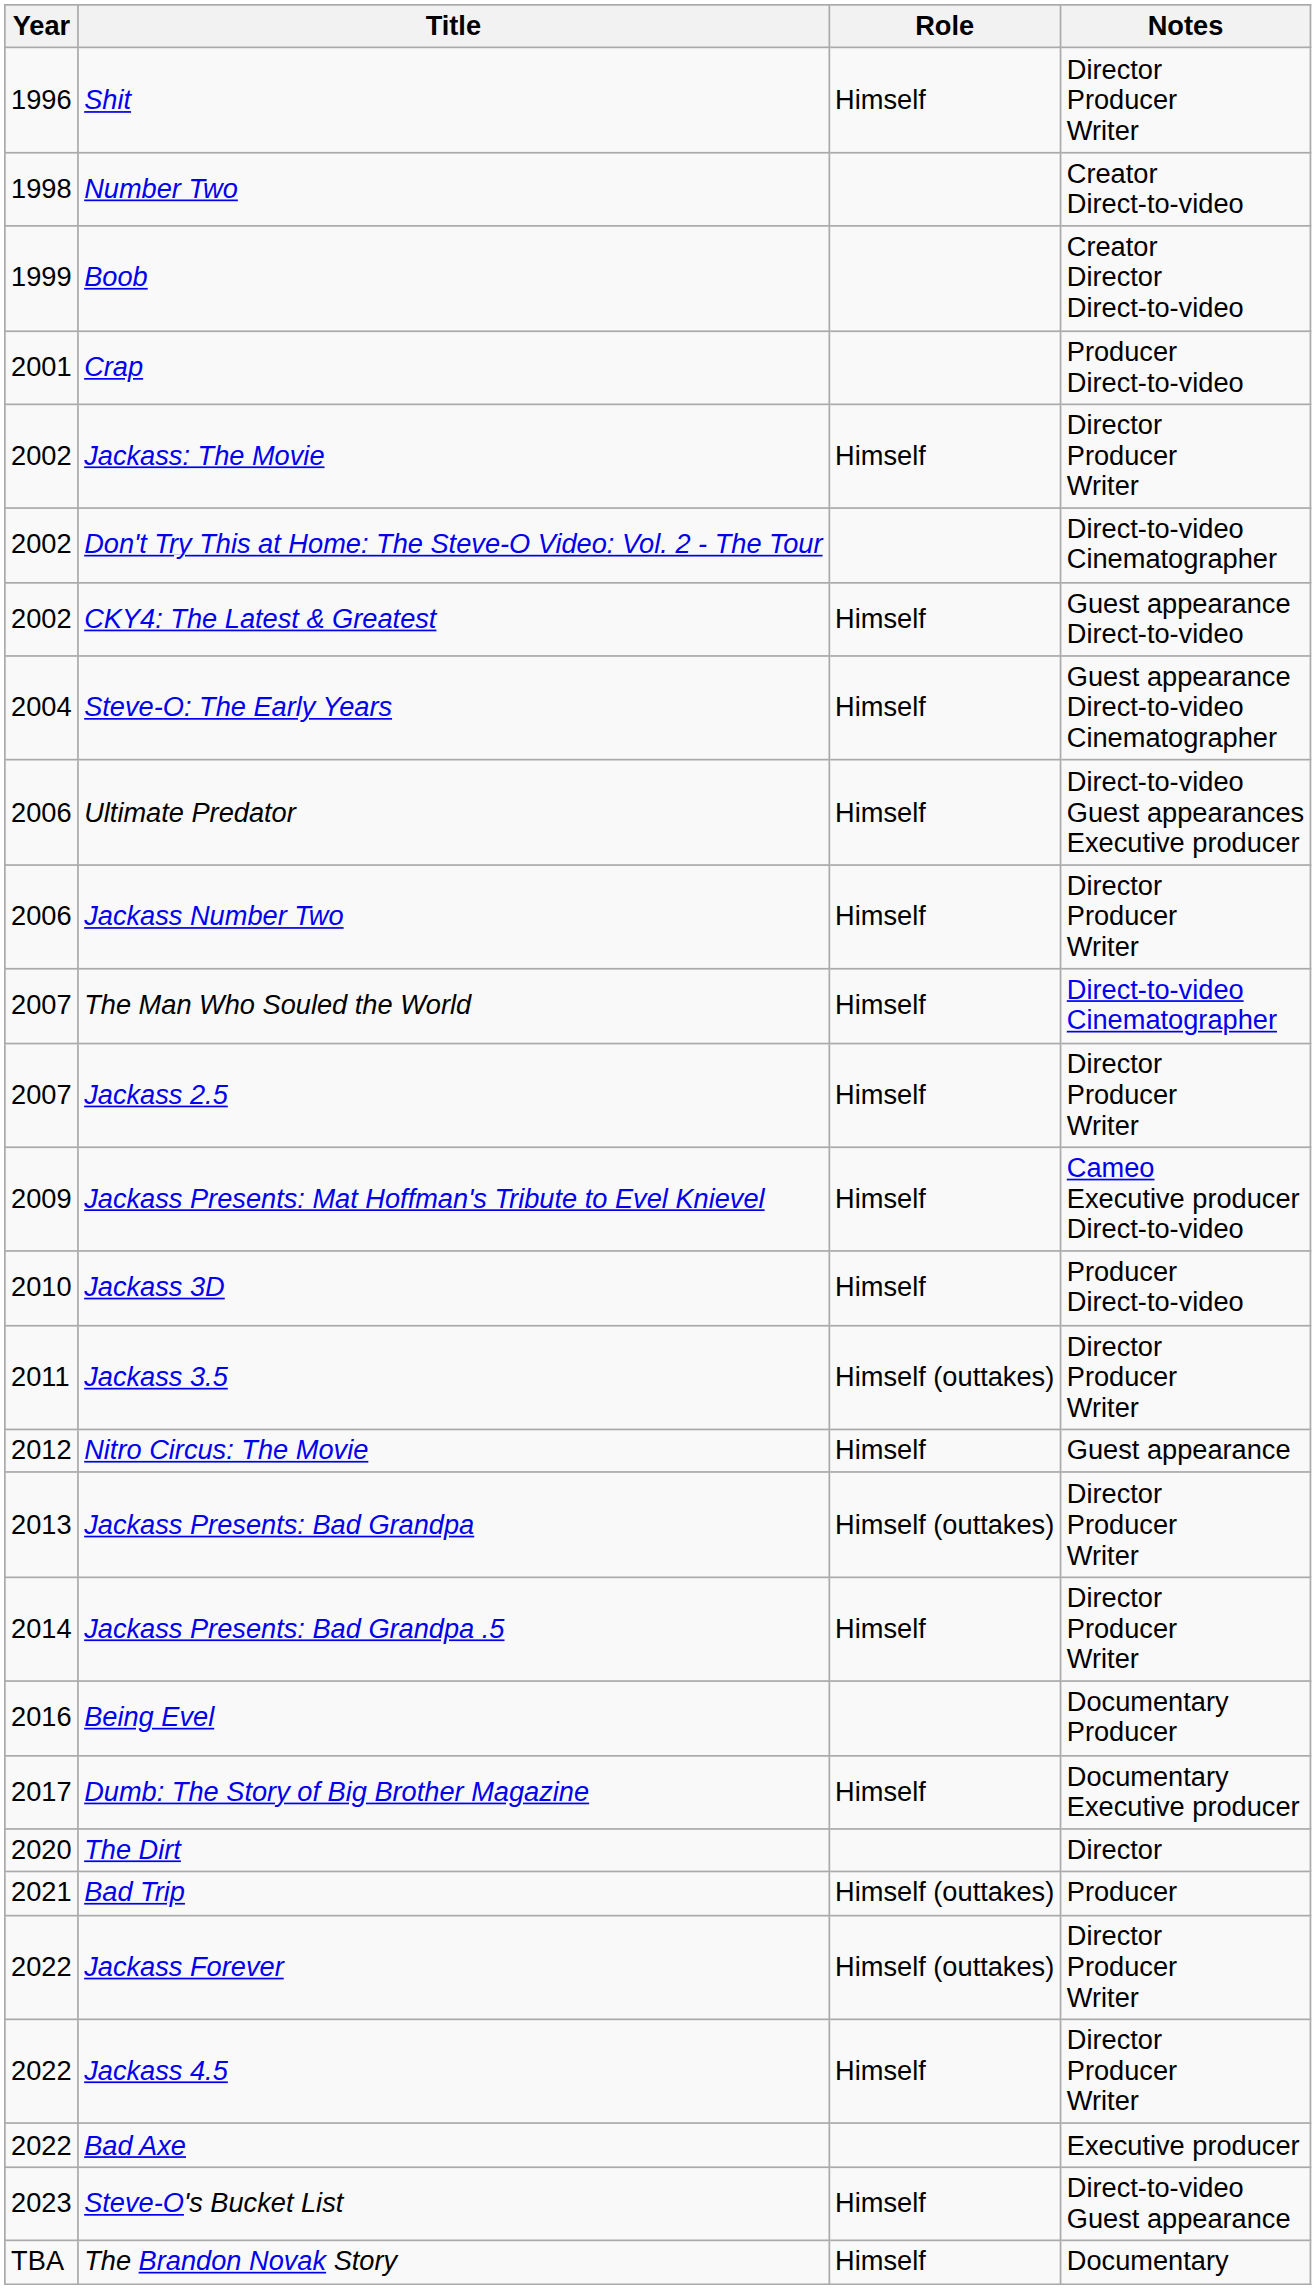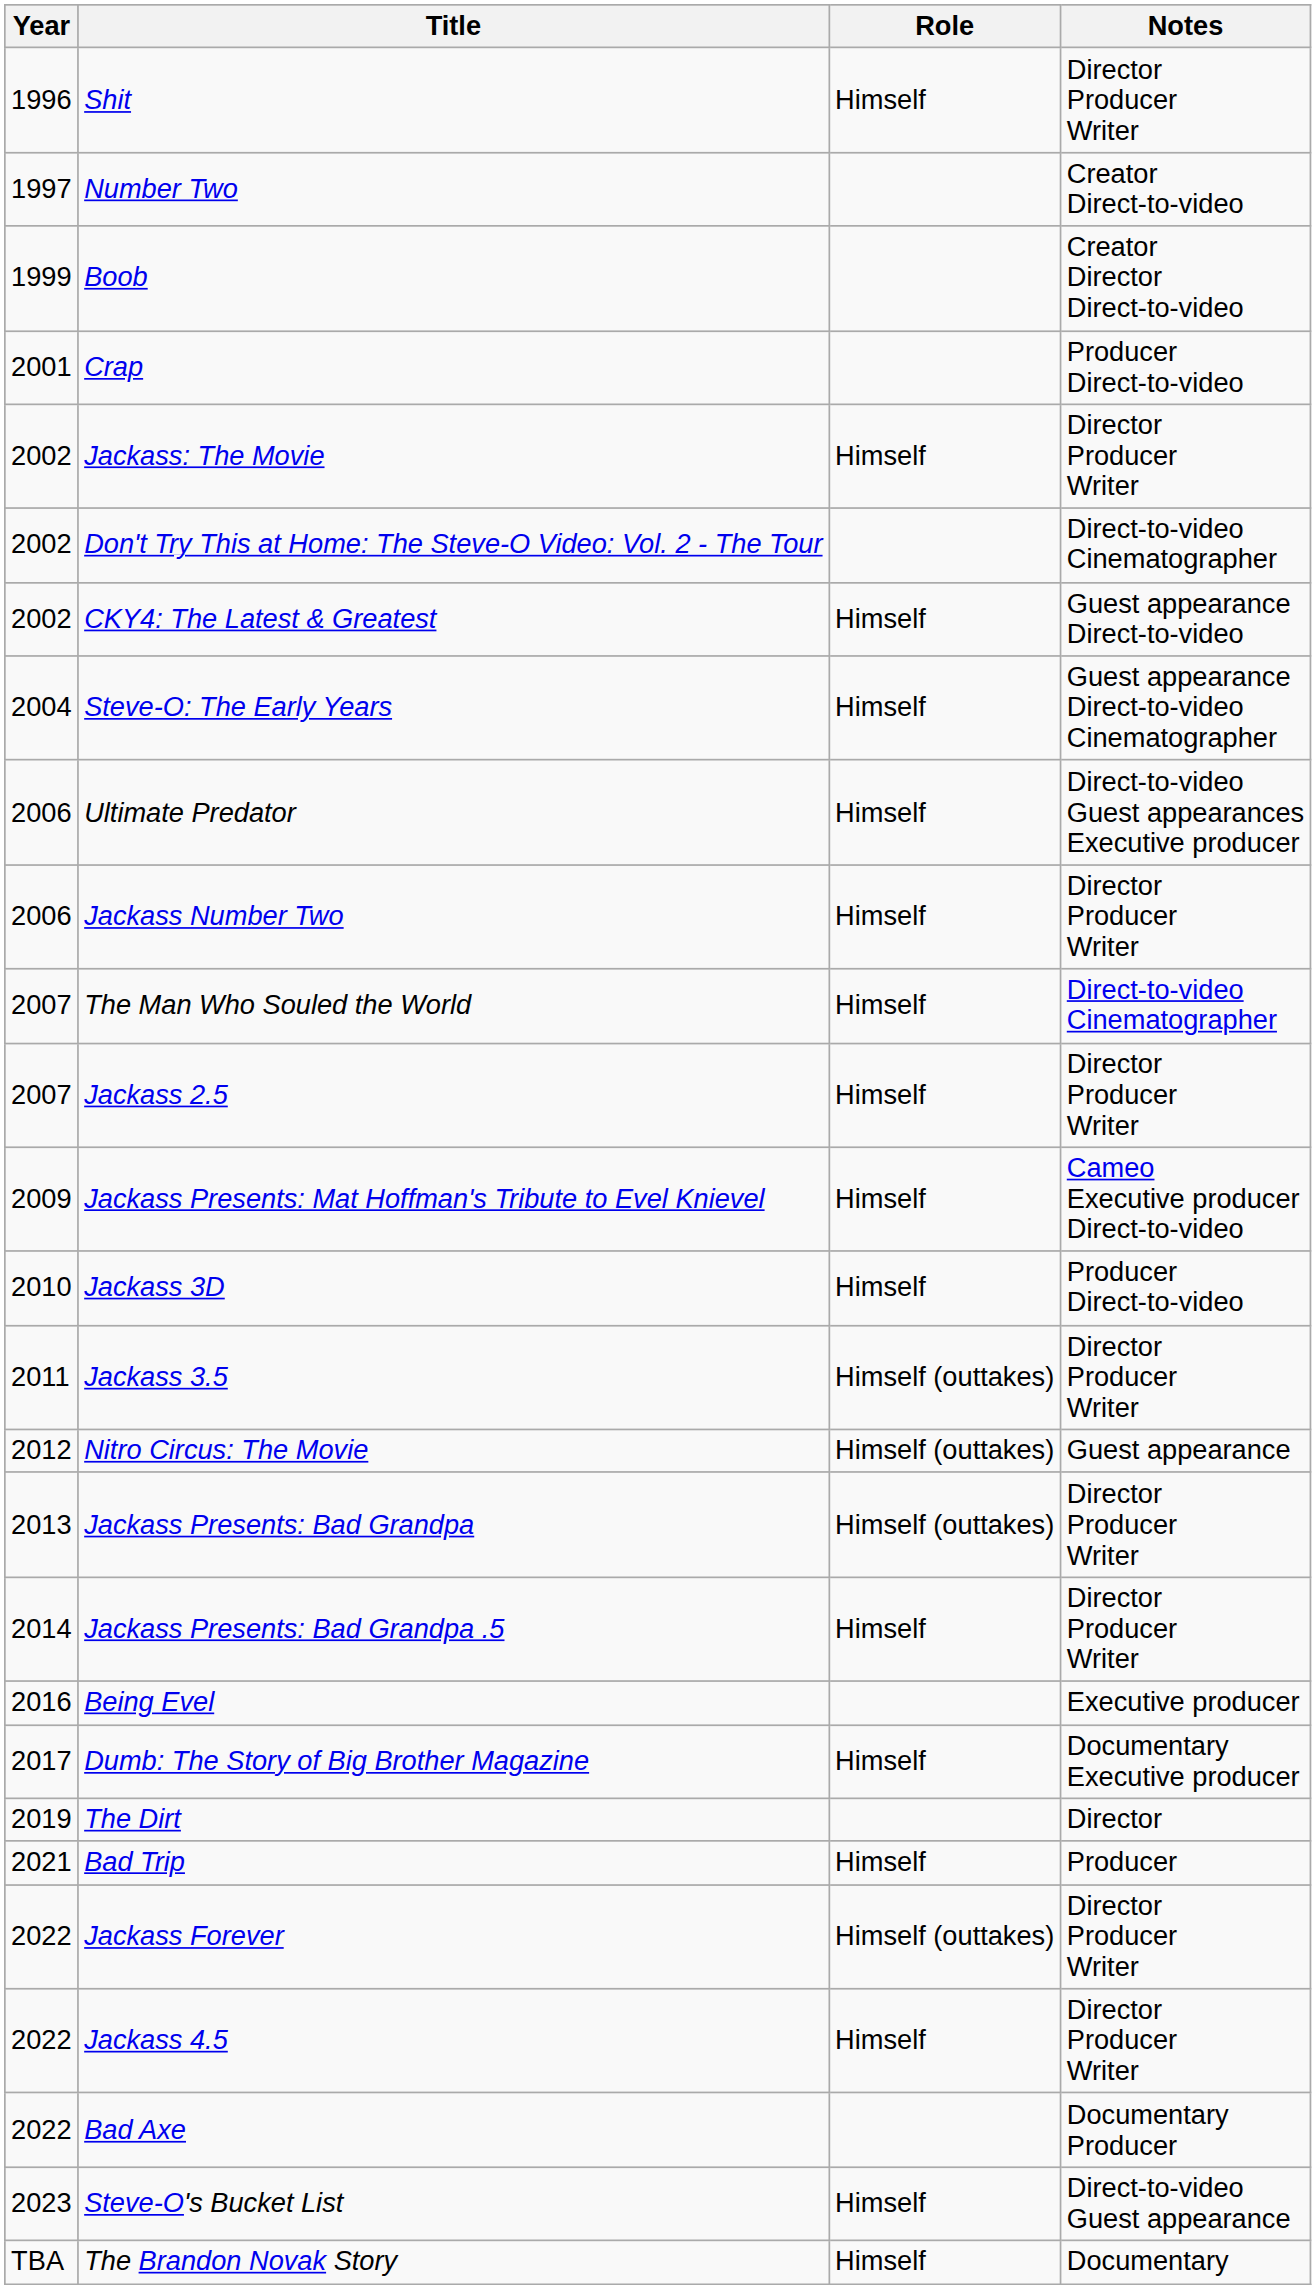(41, 188) 1998 -> (41, 188) 1997
(880, 1450) Himself -> (945, 1450) Himself (outtakes)
(1148, 1717) Documentary Producer -> (1183, 1702) Executive producer
(41, 1849) 2020 -> (41, 1819) 2019
(945, 1893) Himself (outtakes) -> (880, 1862) Himself
(1183, 2144) Executive producer -> (1148, 2129) Documentary Producer
